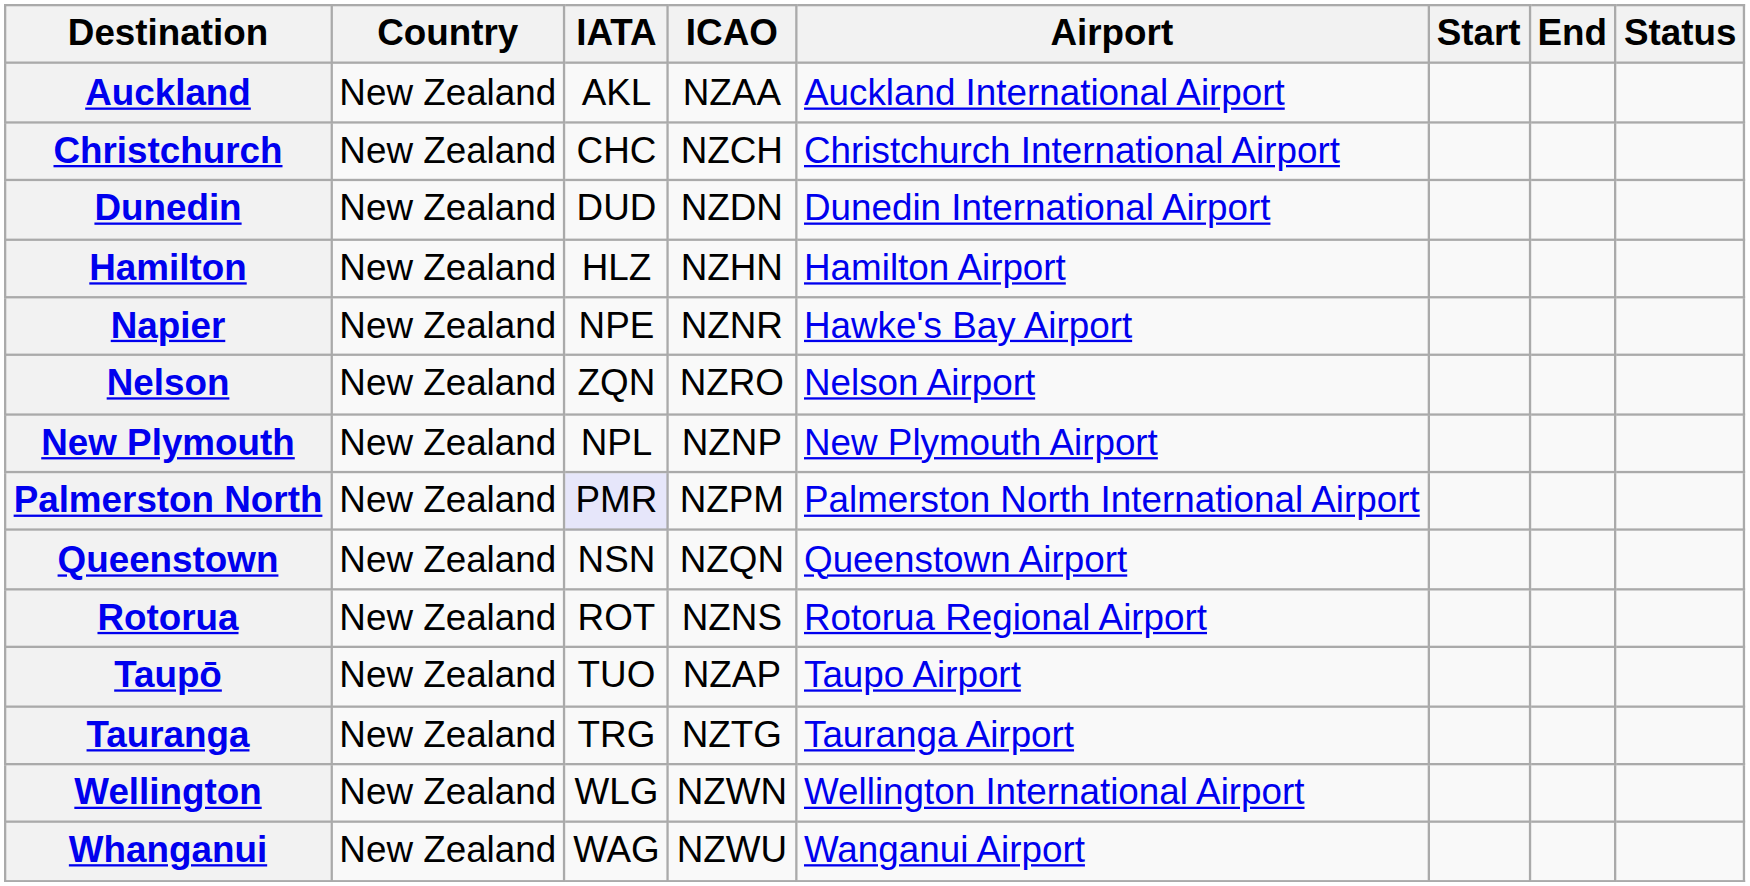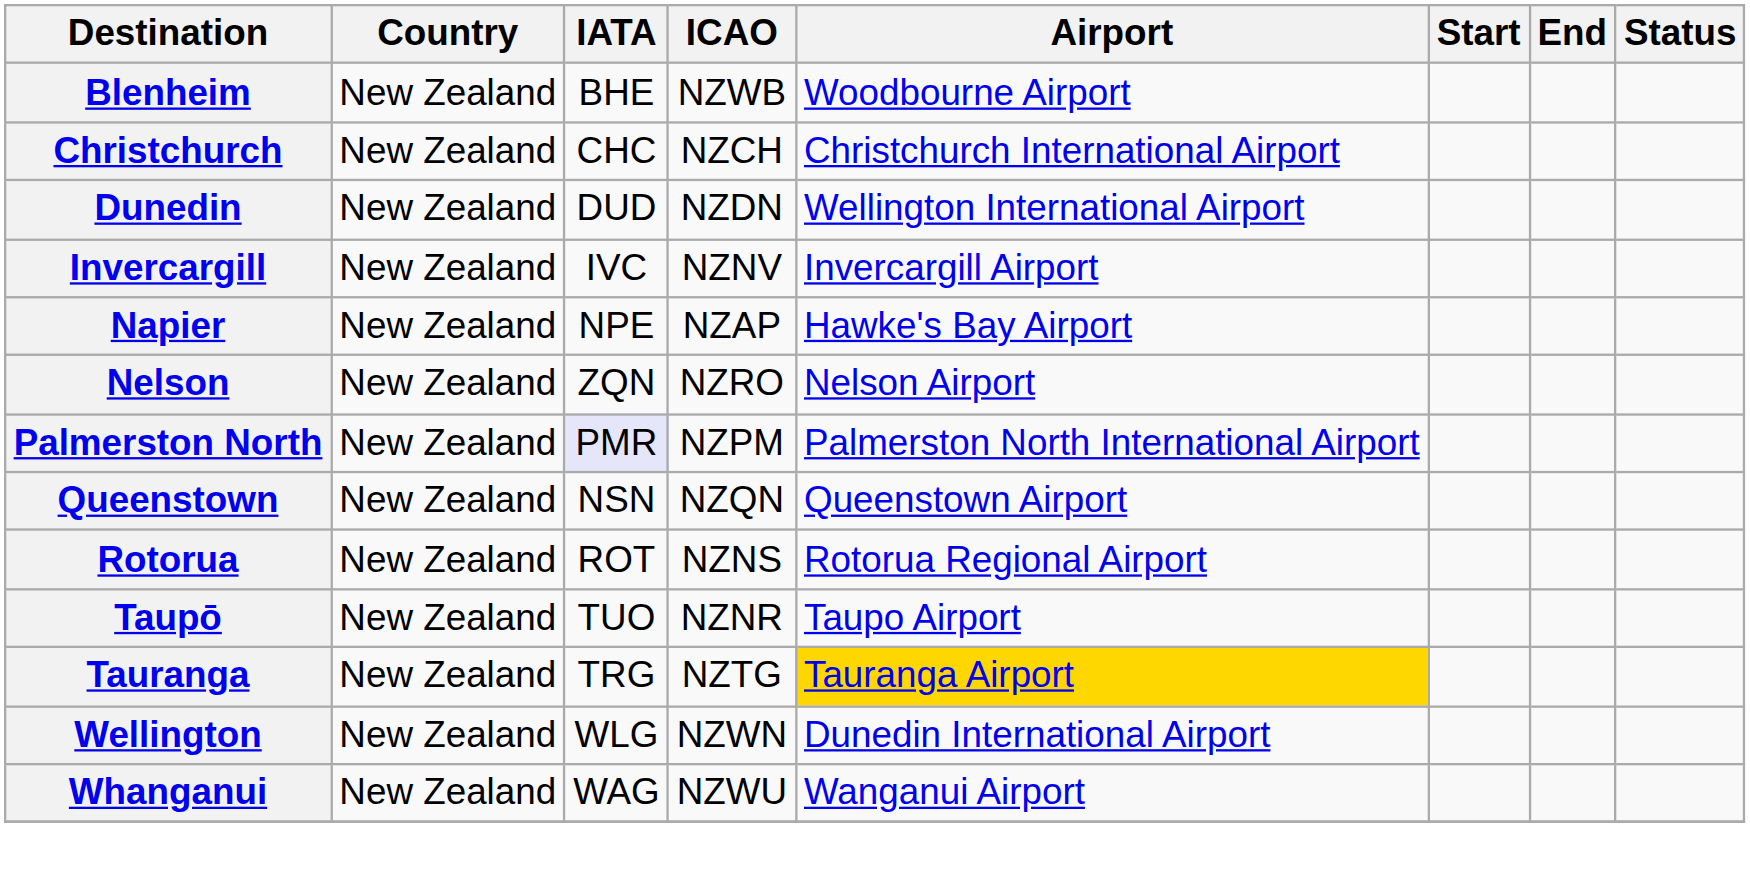- row: (168, 92)
+ row: (168, 92)
(1037, 208) Dunedin International Airport -> (1054, 208) Wellington International Airport
- row: (168, 267)
+ row: (168, 267)
(732, 325) NZNR -> (732, 325) NZAP
- row: (168, 442)
(732, 675) NZAP -> (732, 617) NZNR
(939, 734) no background -> (939, 675) gold background
(1054, 792) Wellington International Airport -> (1037, 734) Dunedin International Airport
